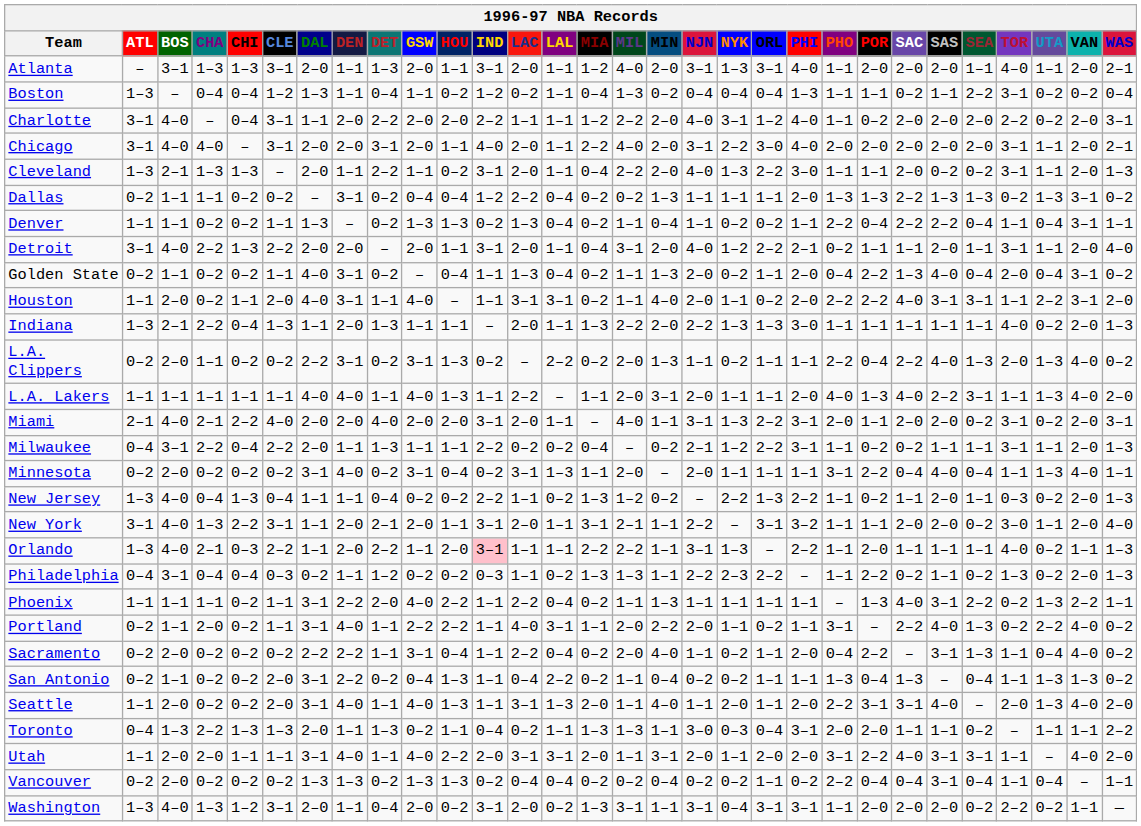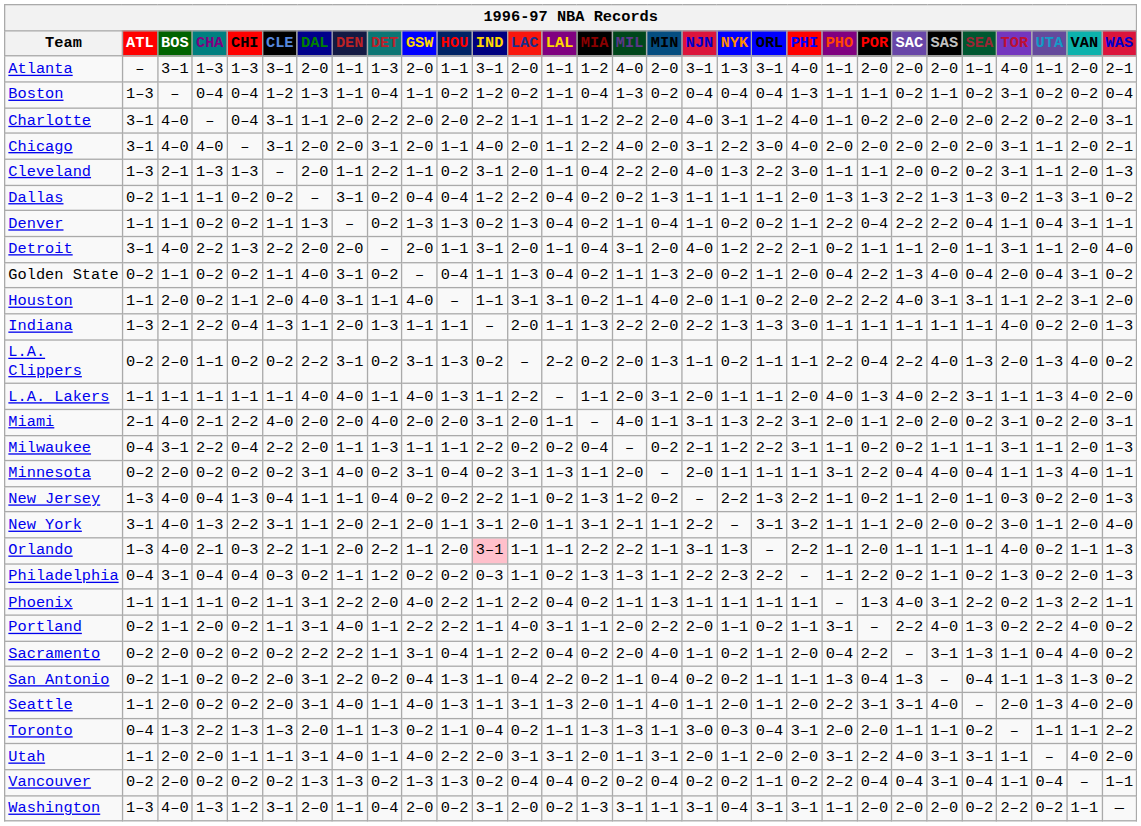(979, 94) 2–2 -> (979, 94) 0–2
